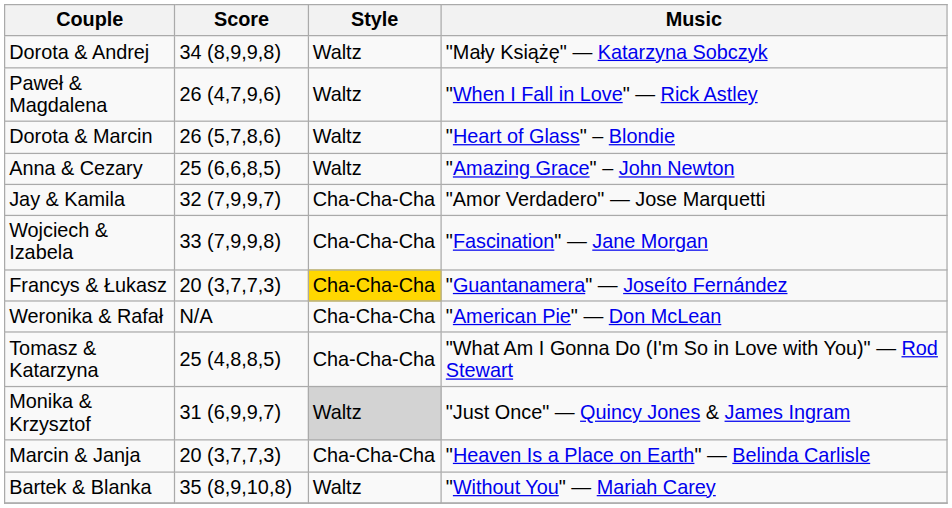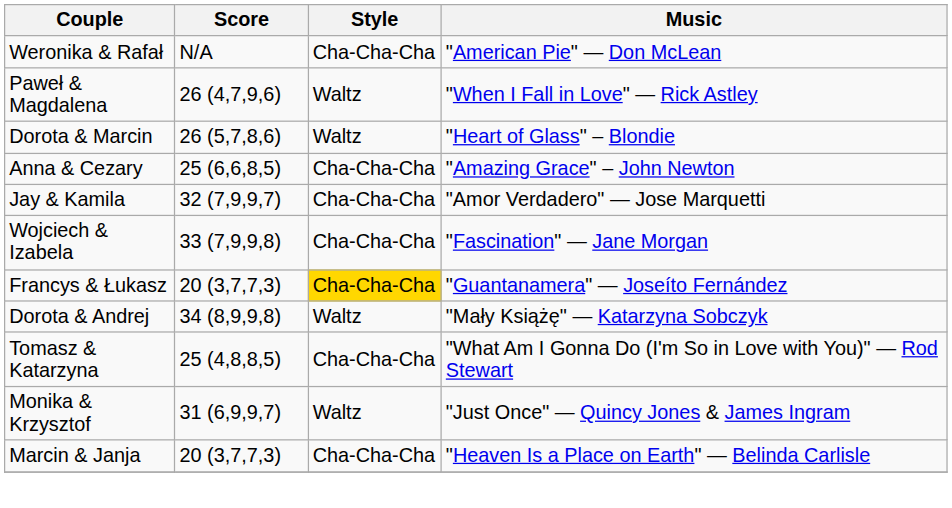rows swapped: (86, 316) <-> (79, 51)
(337, 168) Waltz -> (374, 168) Cha-Cha-Cha
(337, 413) lightgrey background -> (337, 413) no background
- row: (80, 487)
